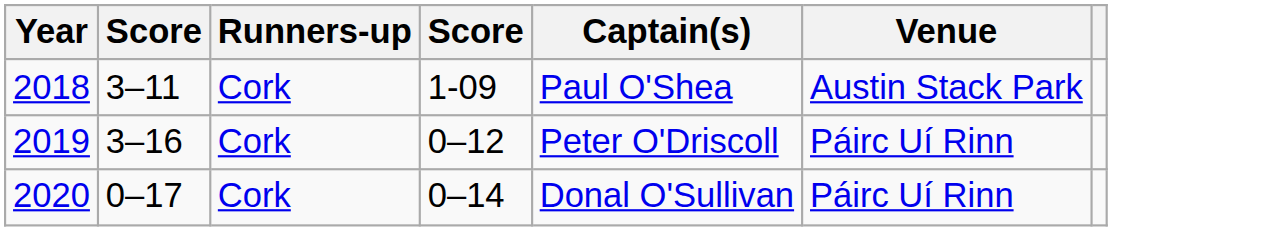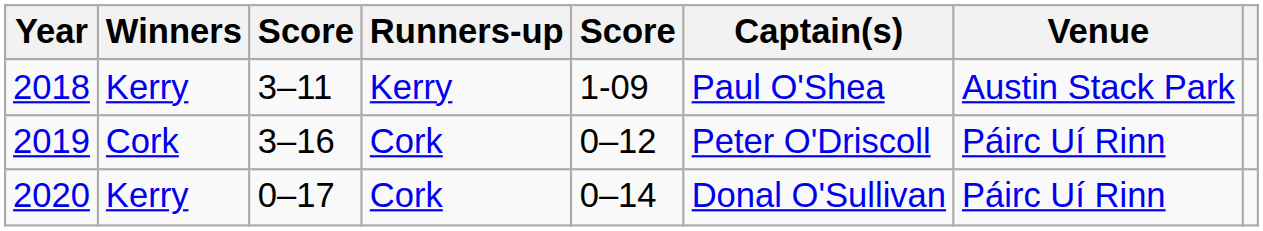+ column: (174, 31)
(254, 86) Cork -> (411, 86) Kerry
